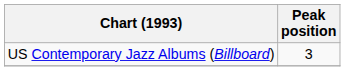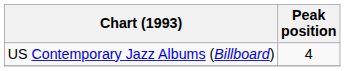(309, 54) 3 -> (309, 54) 4
